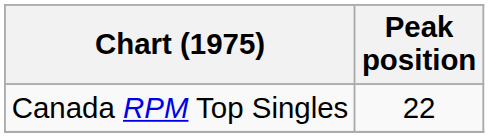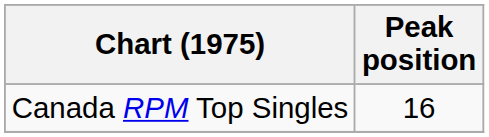(419, 107) 22 -> (419, 107) 16
